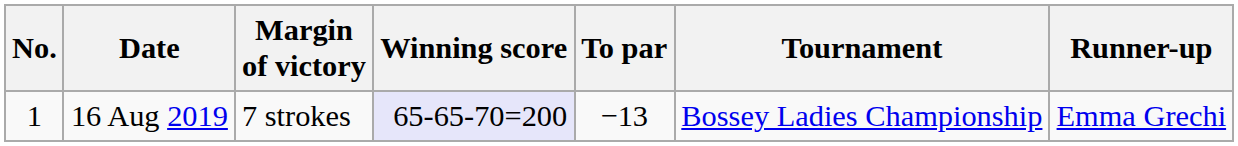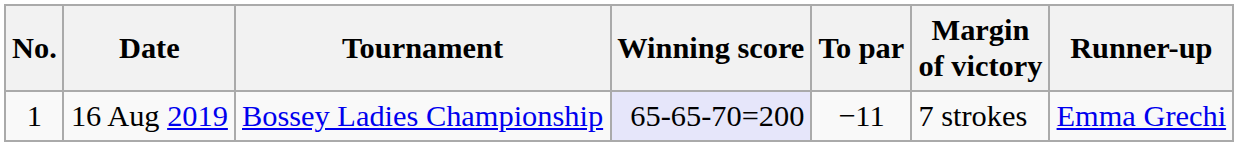columns swapped: (862, 47) <-> (304, 47)
(624, 115) −13 -> (861, 115) −11
